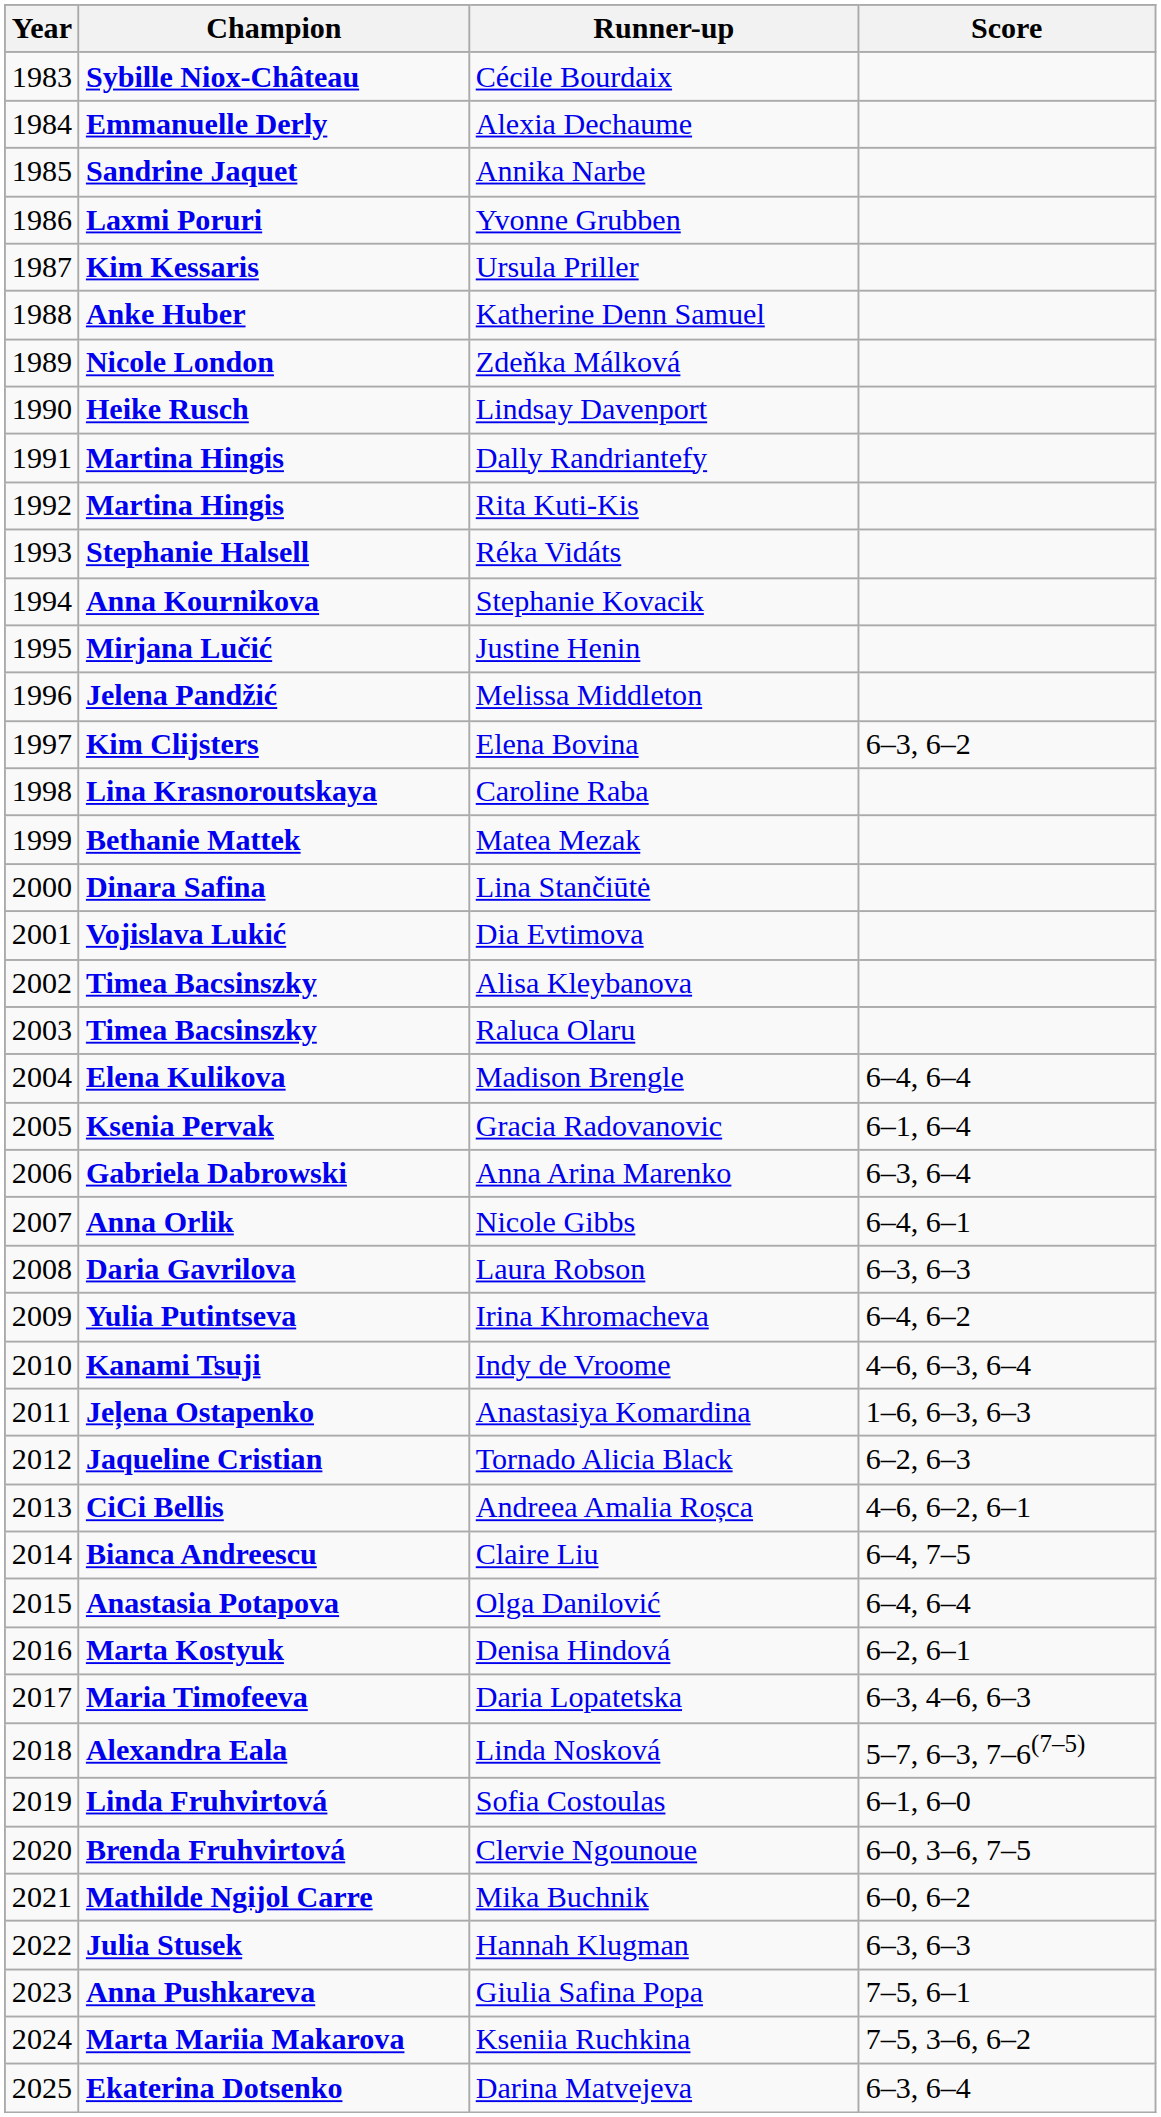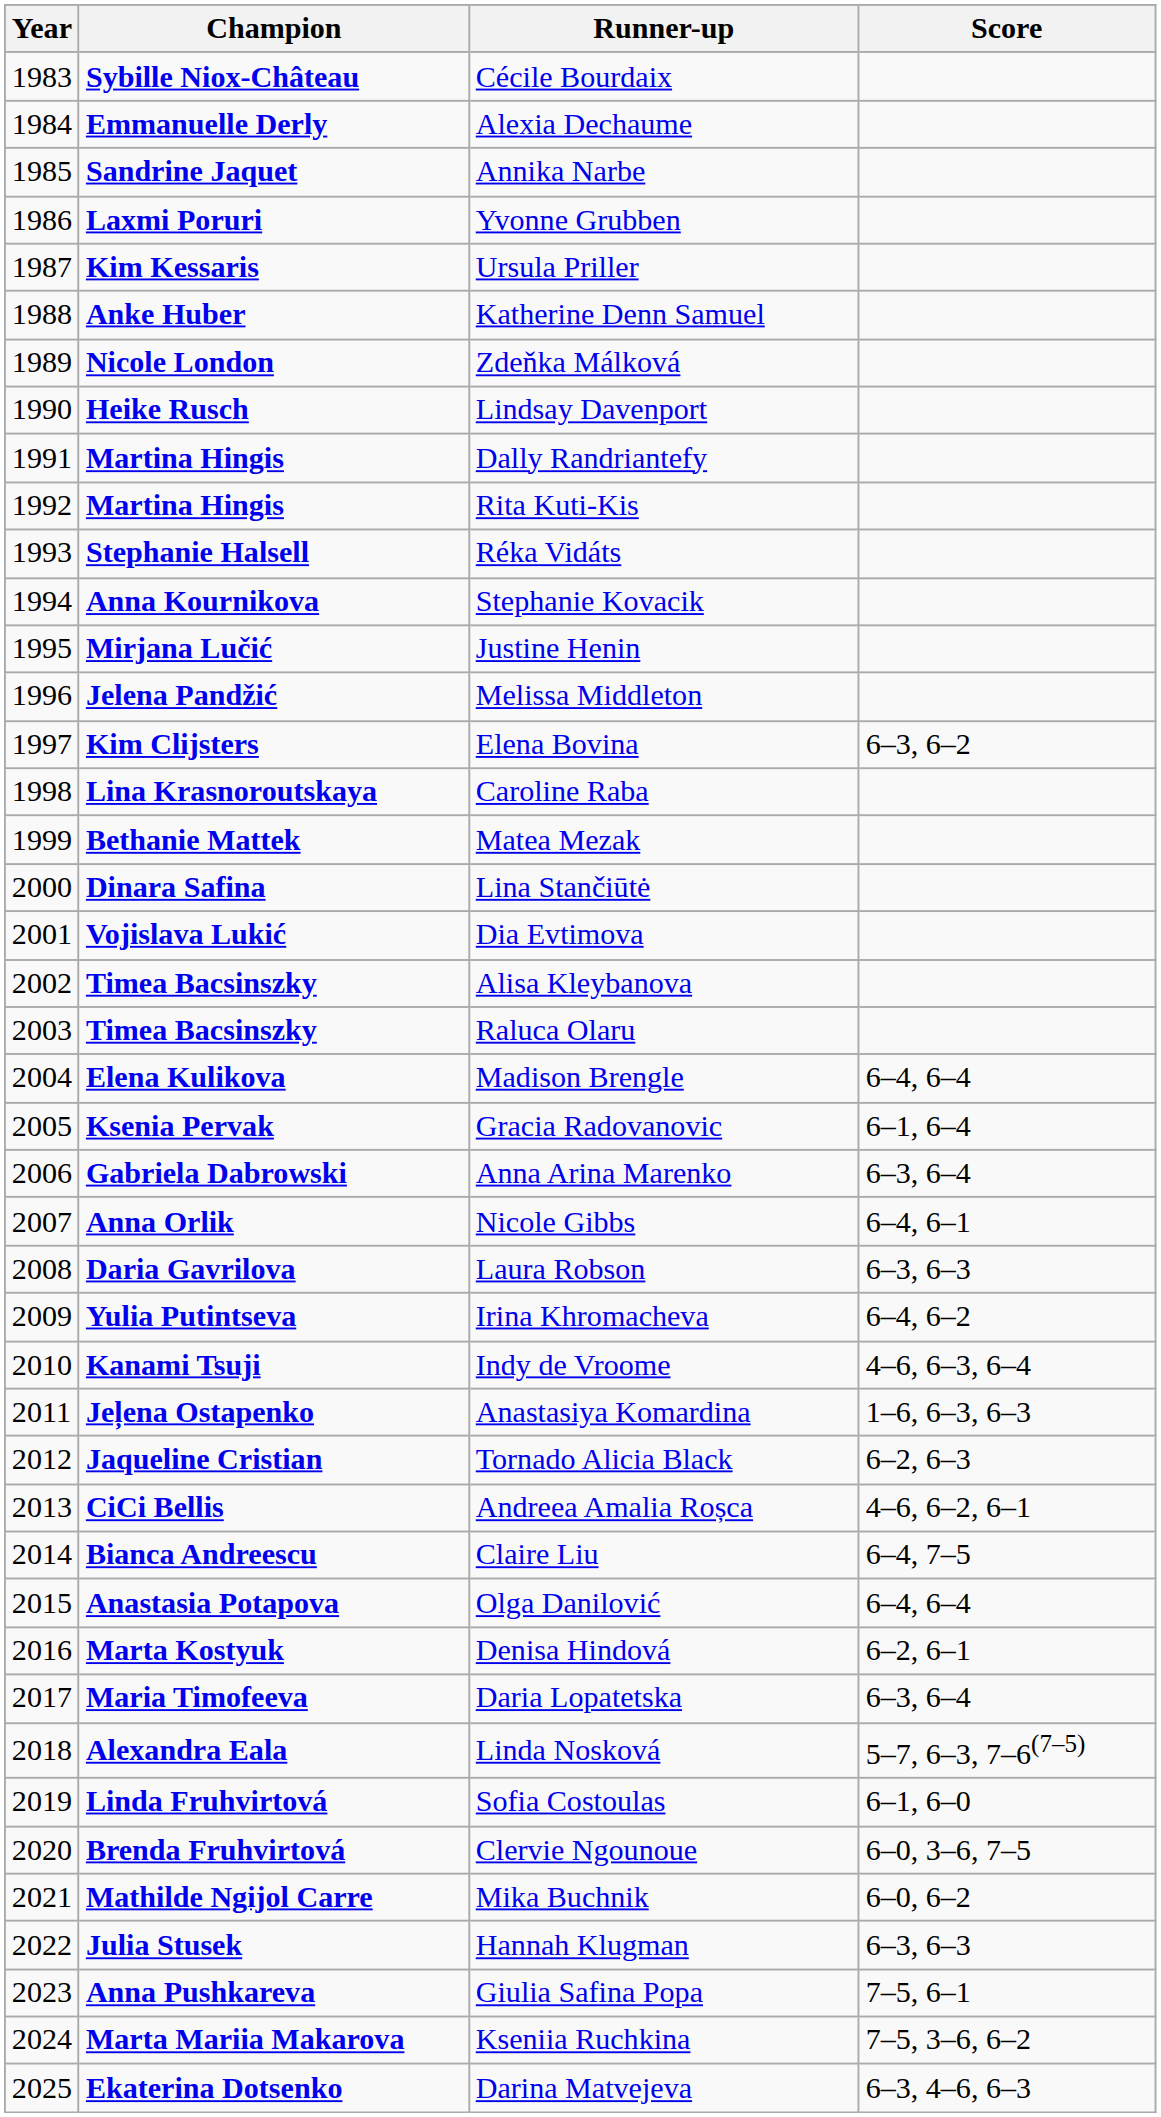(948, 1698) 6–3, 4–6, 6–3 -> (918, 1698) 6–3, 6–4
(918, 2087) 6–3, 6–4 -> (948, 2087) 6–3, 4–6, 6–3
